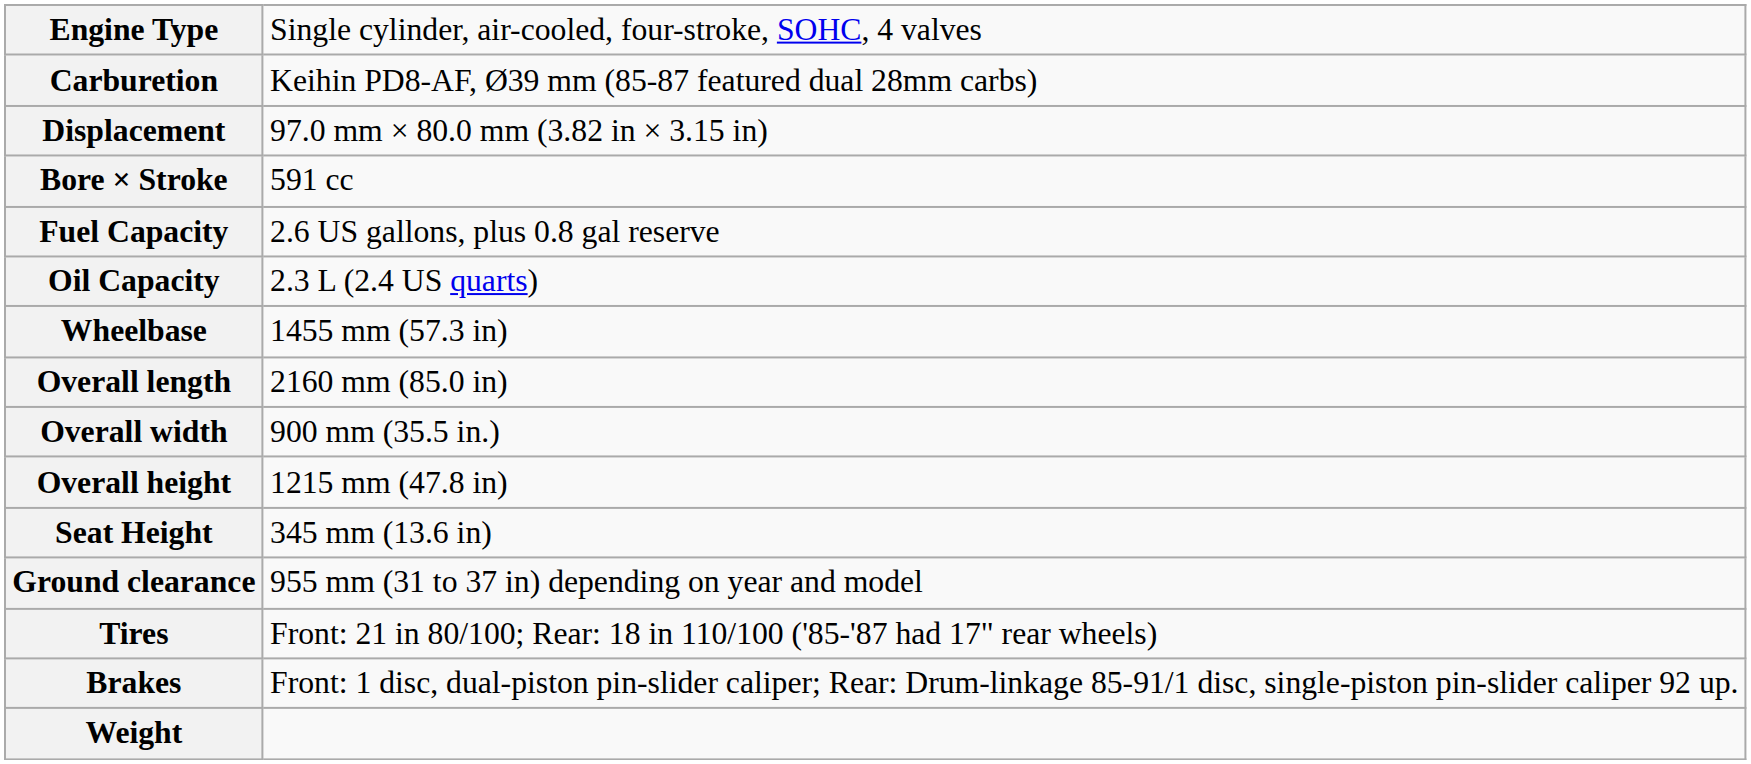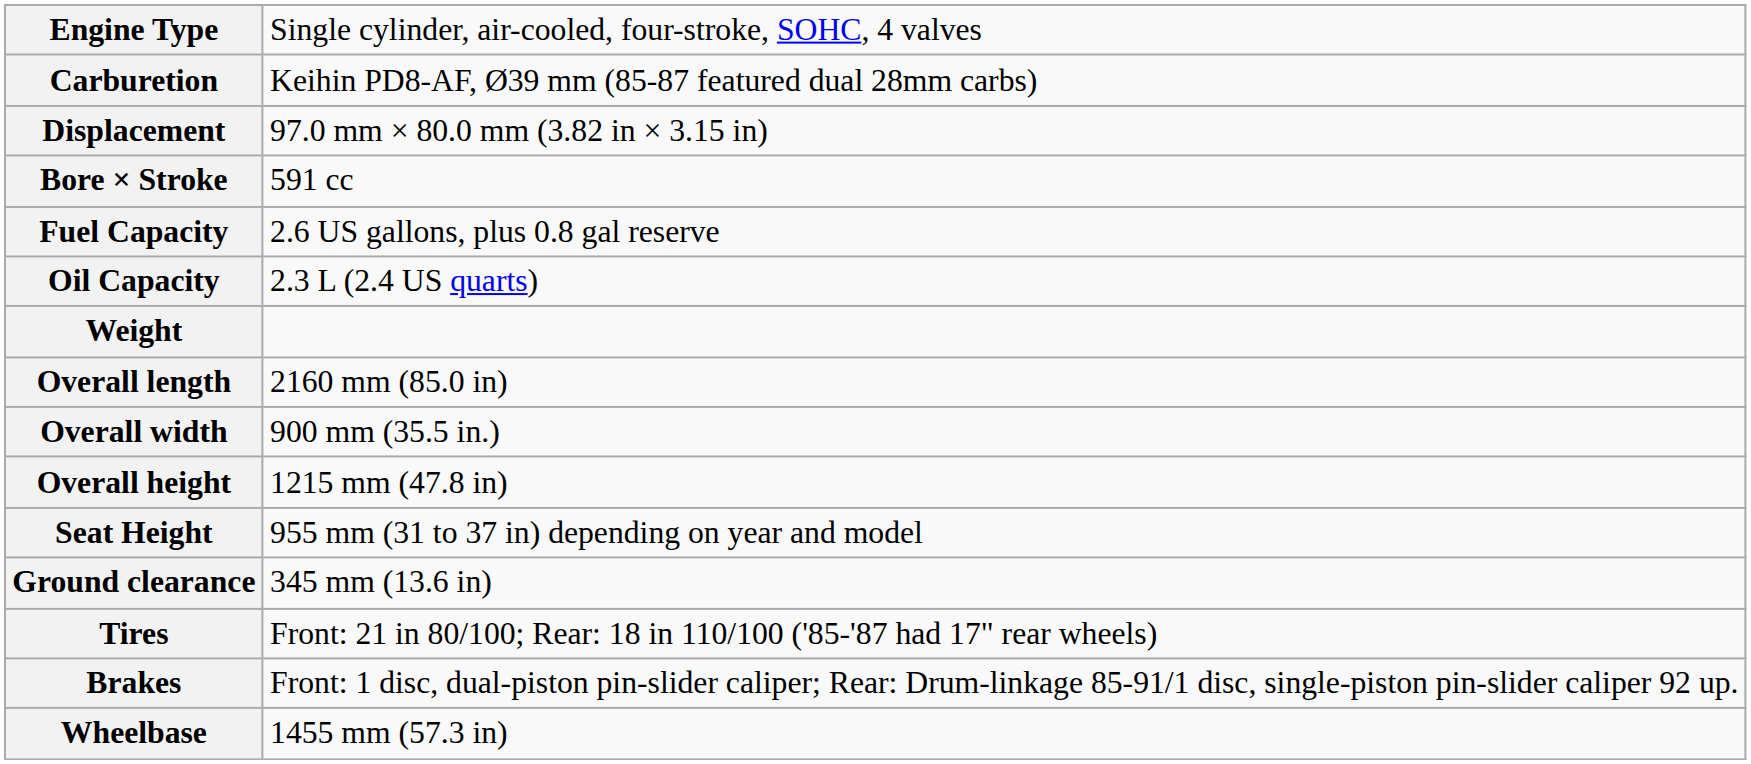rows swapped: (134, 331) <-> (134, 733)
(381, 532) 345 mm (13.6 in) -> (596, 532) 955 mm (31 to 37 in) depending on year and model
(596, 582) 955 mm (31 to 37 in) depending on year and model -> (381, 582) 345 mm (13.6 in)
